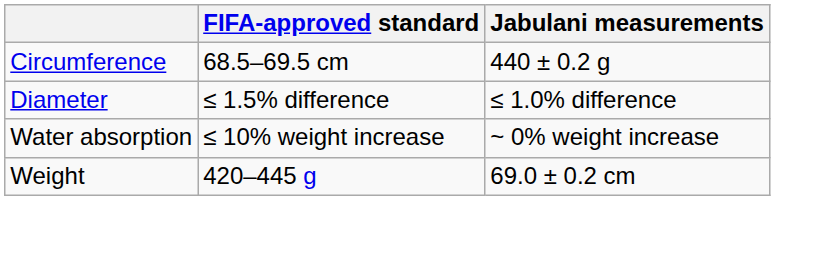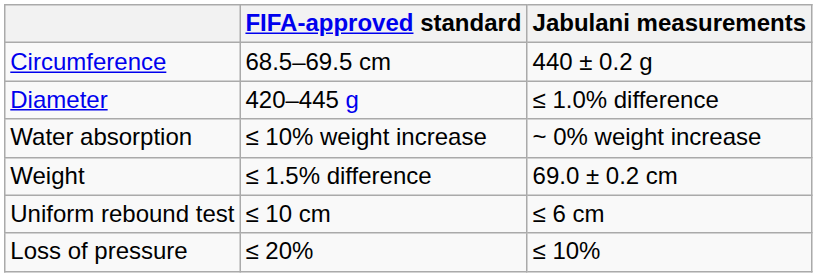(296, 99) ≤ 1.5% difference -> (302, 99) 420–445 g
(260, 175) 420–445 g -> (339, 175) ≤ 1.5% difference
+ row: (122, 213)
+ row: (99, 251)
